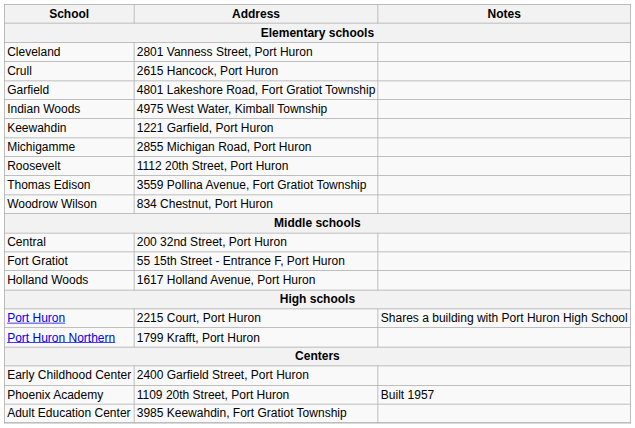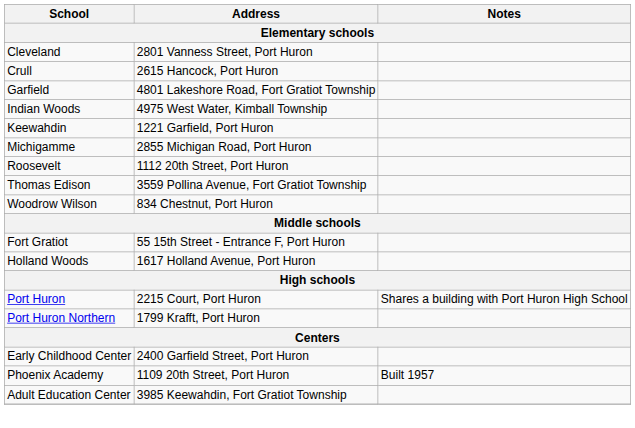- row: (26, 242)
